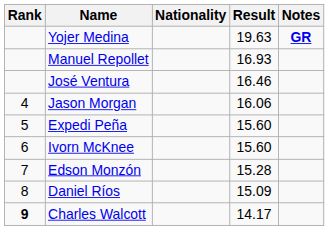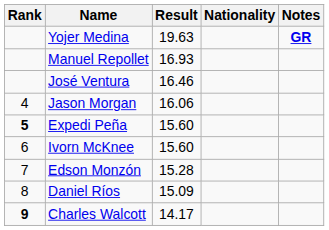columns swapped: (191, 15) <-> (254, 15)
(25, 125) normal -> (25, 125) bold
